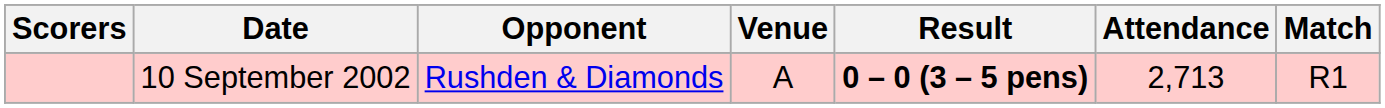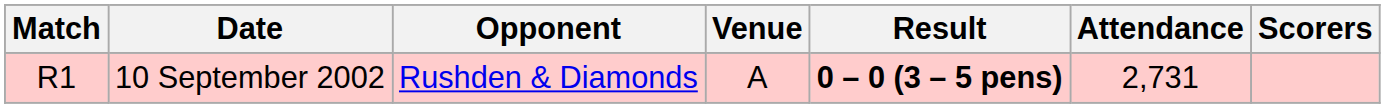columns swapped: (1328, 28) <-> (69, 28)
(1186, 77) 2,713 -> (1160, 77) 2,731
